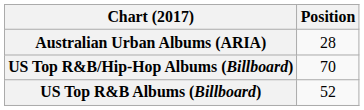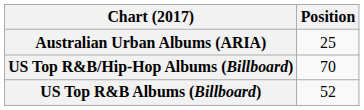(328, 42) 28 -> (328, 42) 25
